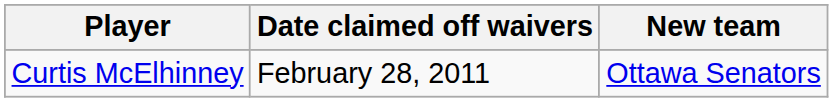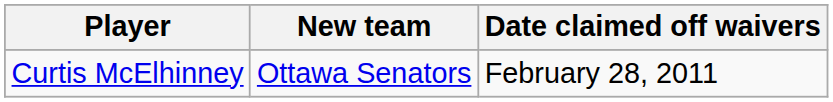columns swapped: (714, 27) <-> (425, 27)
